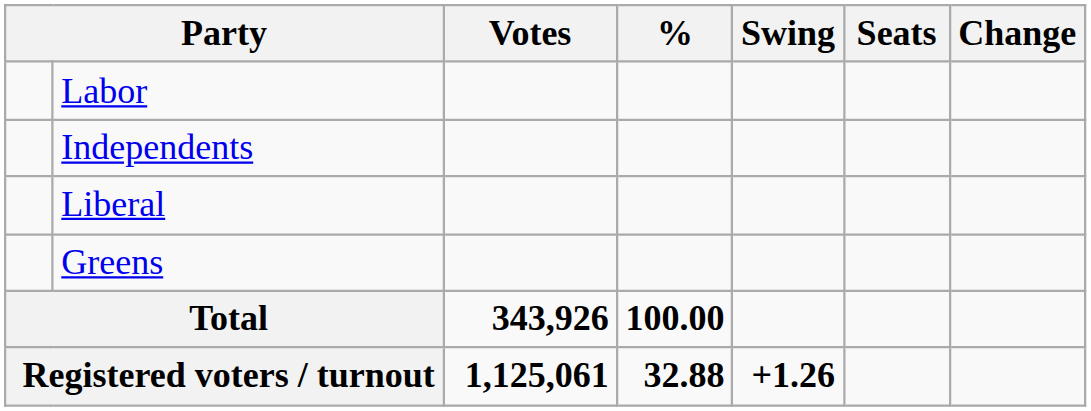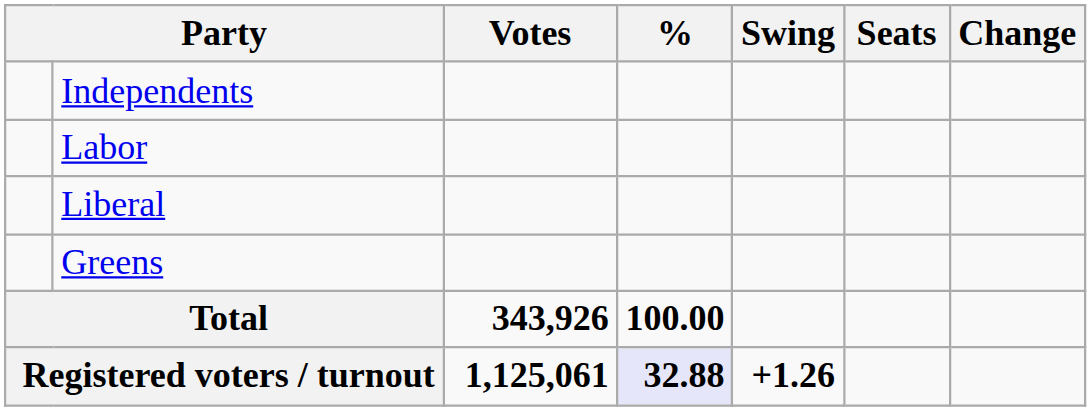rows swapped: (157, 147) <-> (104, 90)
(684, 375) no background -> (684, 375) lavender background
